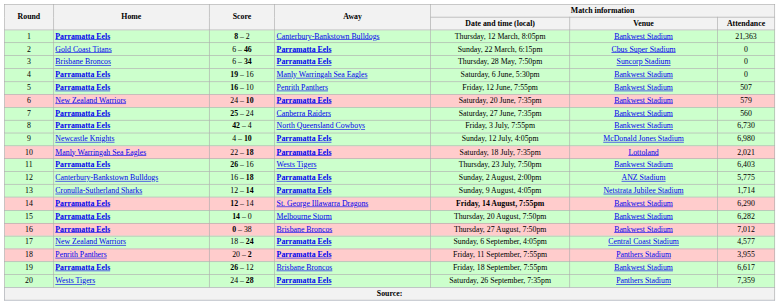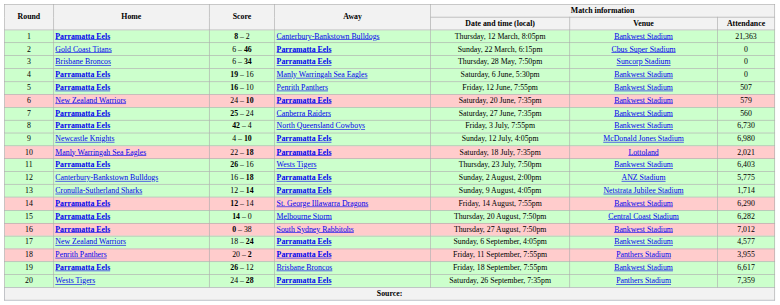(500, 203) bold -> (500, 203) normal
(644, 216) Bankwest Stadium -> (644, 216) Central Coast Stadium
(304, 229) Brisbane Broncos -> (315, 229) South Sydney Rabbitohs
(644, 242) Central Coast Stadium -> (644, 242) Bankwest Stadium
